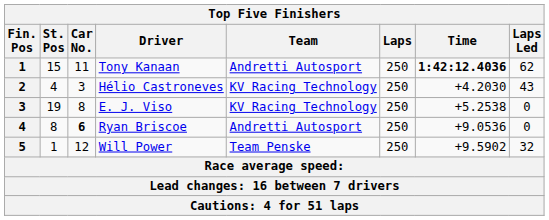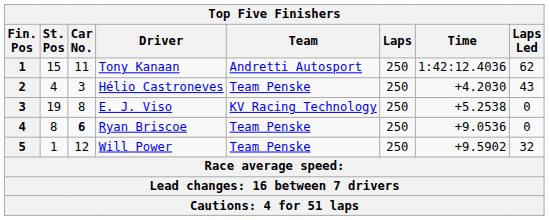(462, 68) bold -> (462, 68) normal
(303, 88) KV Racing Technology -> (270, 88) Team Penske
(296, 127) Andretti Autosport -> (270, 127) Team Penske
